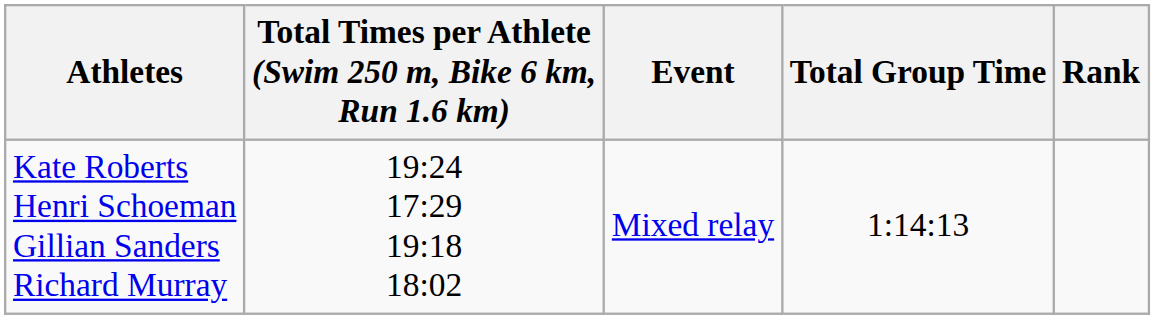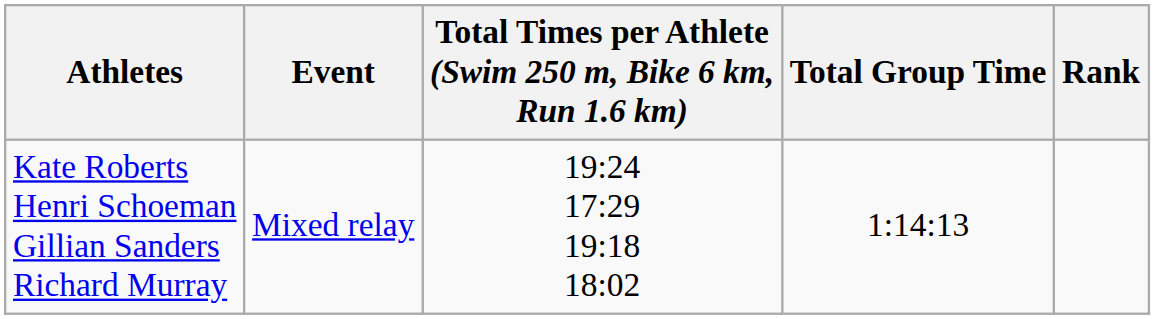columns swapped: (693, 71) <-> (424, 71)
